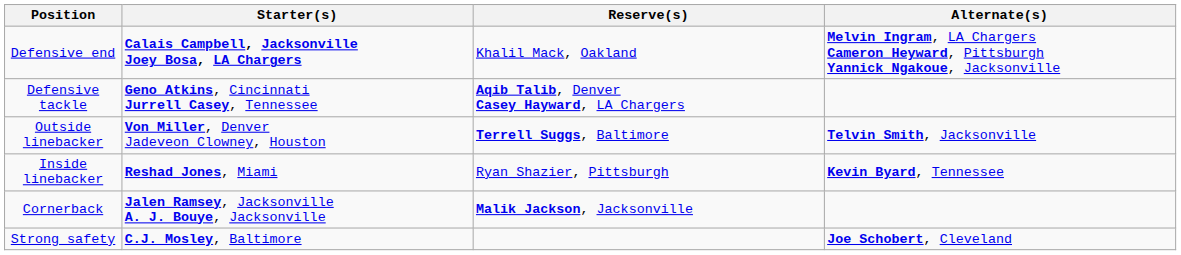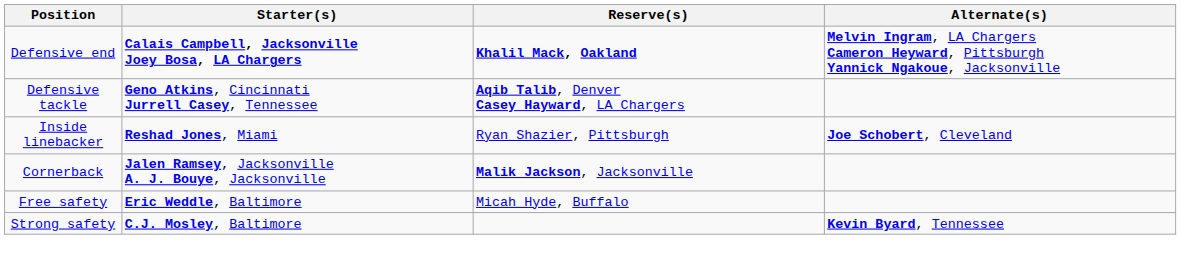(556, 53) normal -> (556, 53) bold
- row: (63, 135)
(916, 172) Kevin Byard, Tennessee -> (920, 135) Joe Schobert, Cleveland
+ row: (63, 202)
(920, 239) Joe Schobert, Cleveland -> (916, 224) Kevin Byard, Tennessee
